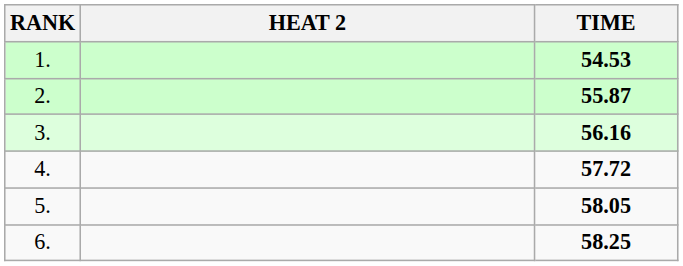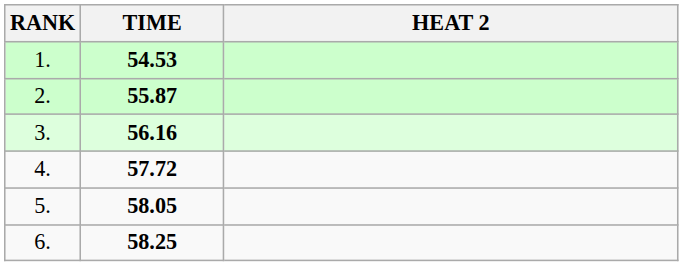columns swapped: (307, 23) <-> (606, 23)
